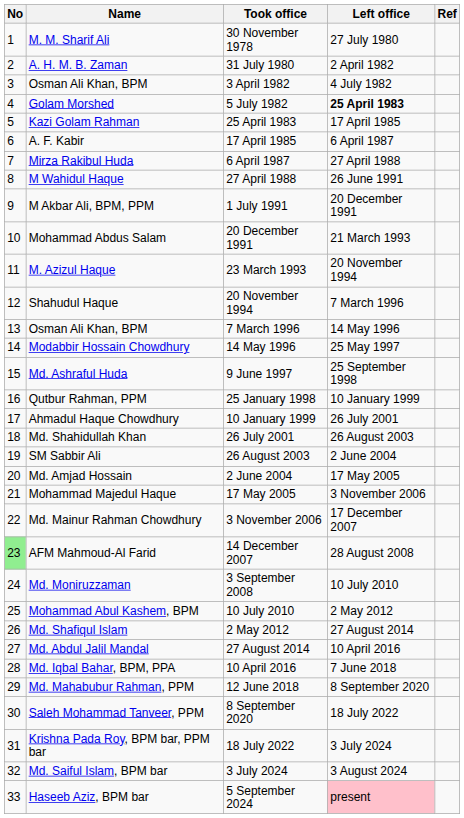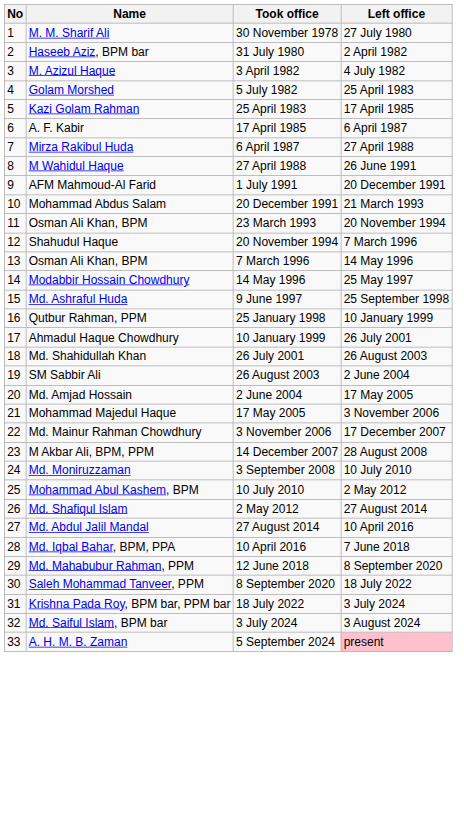- column: (447, 14)
(78, 65) A. H. M. B. Zaman -> (89, 52) Haseeb Aziz, BPM bar
(88, 84) Osman Ali Khan, BPM -> (72, 71) M. Azizul Haque
(367, 103) bold -> (379, 90) normal
(91, 205) M Akbar Ali, BPM, PPM -> (92, 185) AFM Mahmoud-Al Farid
(72, 270) M. Azizul Haque -> (88, 223) Osman Ali Khan, BPM
(14, 552) lightgreen background -> (14, 451) no background
(92, 552) AFM Mahmoud-Al Farid -> (91, 451) M Akbar Ali, BPM, PPM
(89, 797) Haseeb Aziz, BPM bar -> (78, 642) A. H. M. B. Zaman
